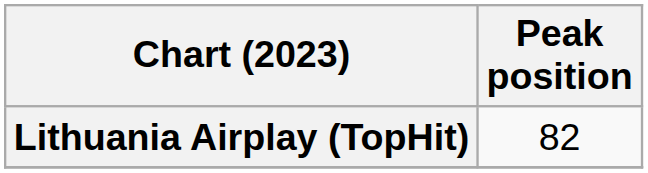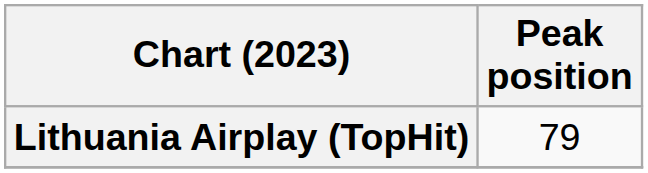(560, 136) 82 -> (560, 136) 79
